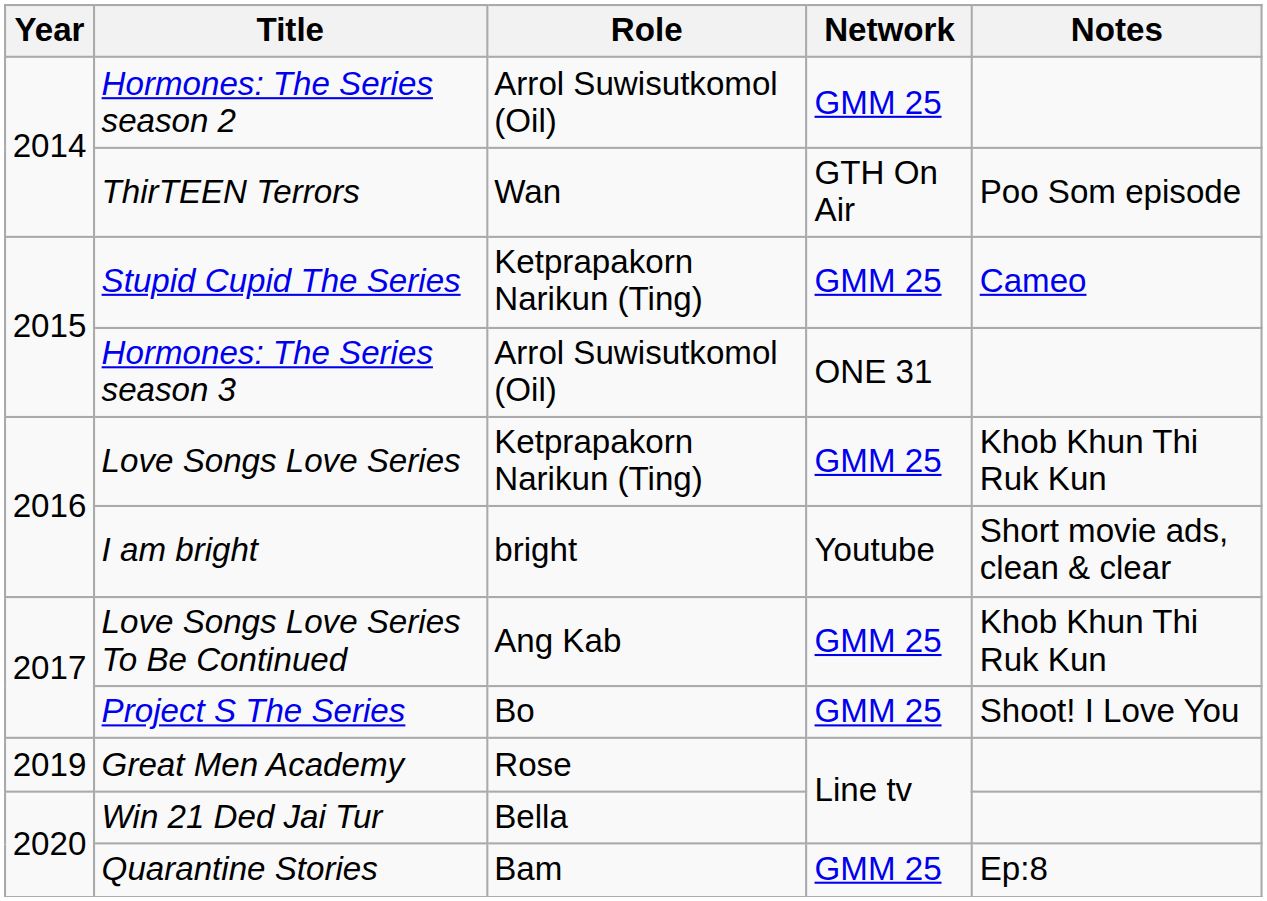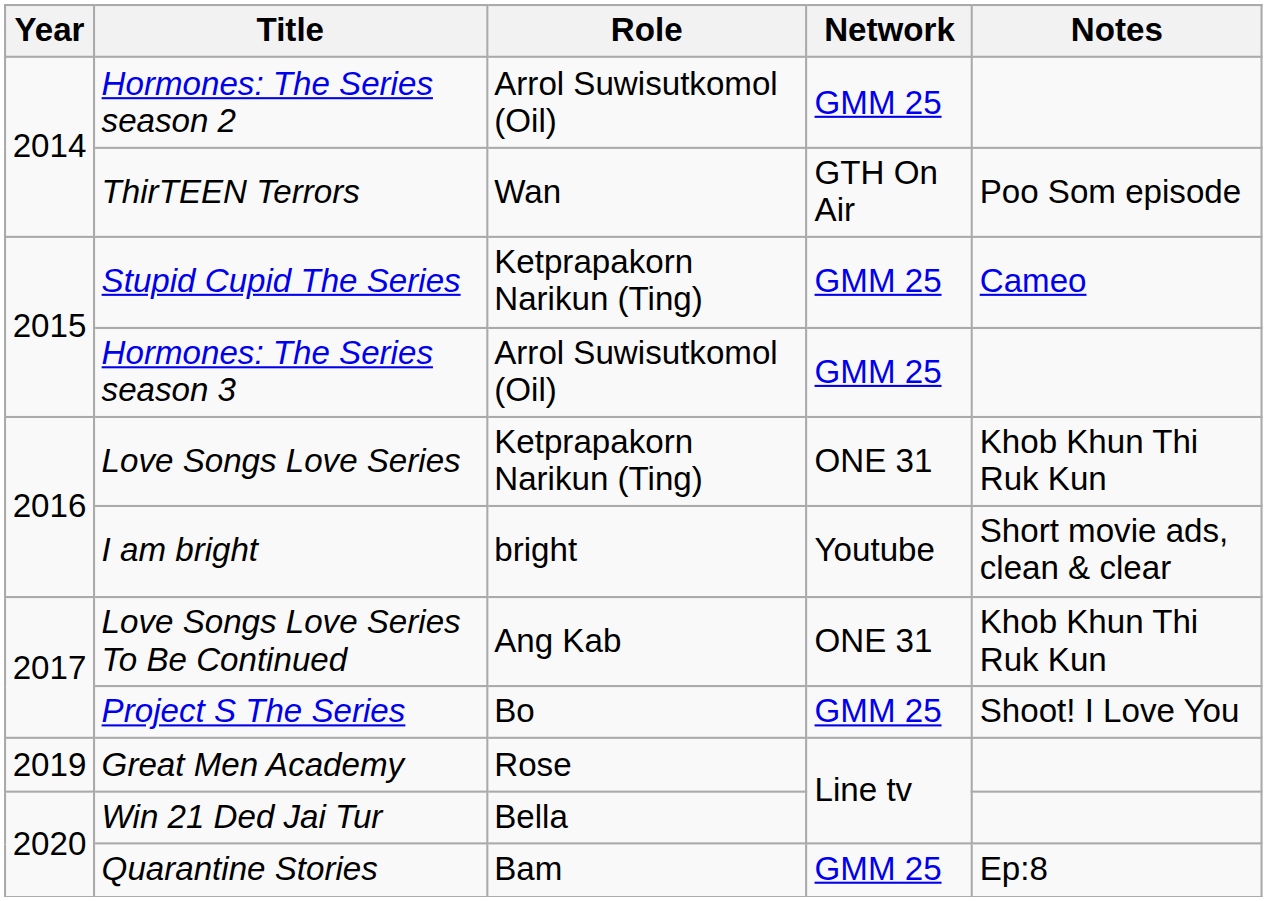(873, 371) ONE 31 -> (878, 371) GMM 25
(878, 461) GMM 25 -> (873, 461) ONE 31
(878, 640) GMM 25 -> (873, 640) ONE 31
